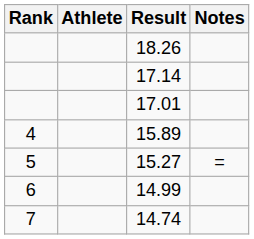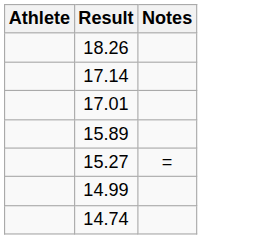- column: (31, 18)
